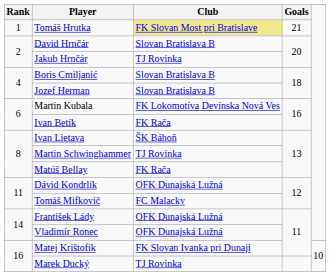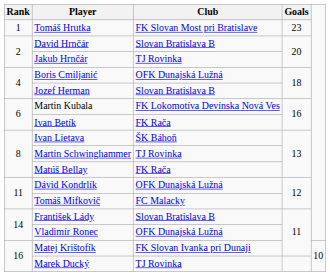(197, 28) khaki background -> (197, 28) no background
(297, 28) 21 -> (297, 28) 23
(175, 75) Slovan Bratislava B -> (179, 75) OFK Dunajská Lužná
(179, 216) OFK Dunajská Lužná -> (175, 216) Slovan Bratislava B
